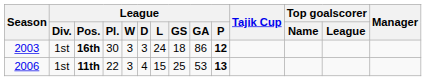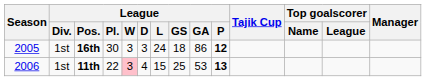(27, 48) 2003 -> (27, 48) 2005
(130, 66) no background -> (130, 66) pink background
